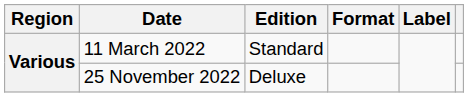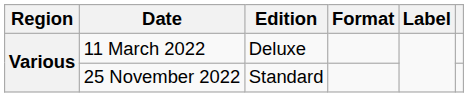(286, 48) Standard -> (277, 48) Deluxe
(277, 77) Deluxe -> (286, 77) Standard
